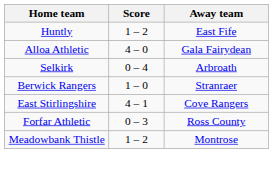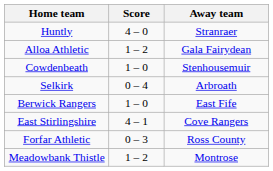(136, 31) 1 – 2 -> (136, 31) 4 – 0
(216, 31) East Fife -> (216, 31) Stranraer
(136, 49) 4 – 0 -> (136, 49) 1 – 2
+ row: (57, 67)
(216, 85) Stranraer -> (216, 103) East Fife
